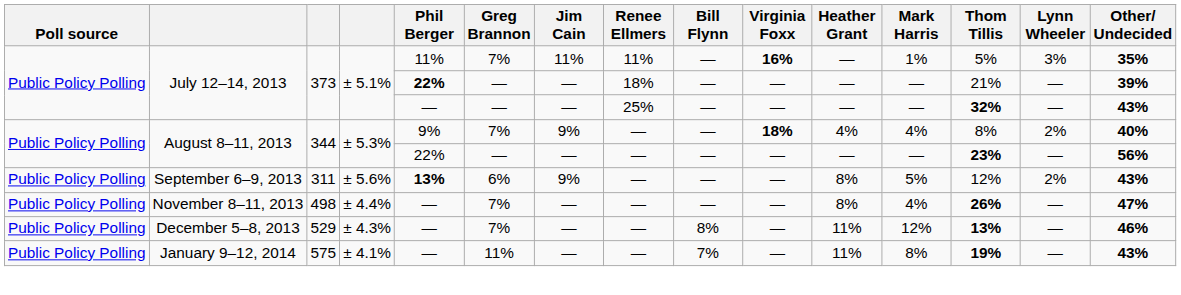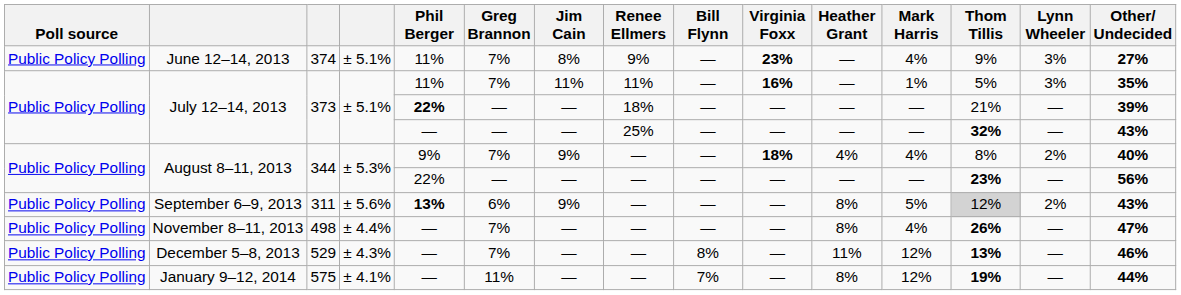+ row: (228, 58)
(986, 180) no background -> (986, 204) lightgrey background
(847, 253) 11% -> (847, 277) 8%
(916, 253) 8% -> (916, 277) 12%
(1133, 253) 43% -> (1133, 277) 44%
